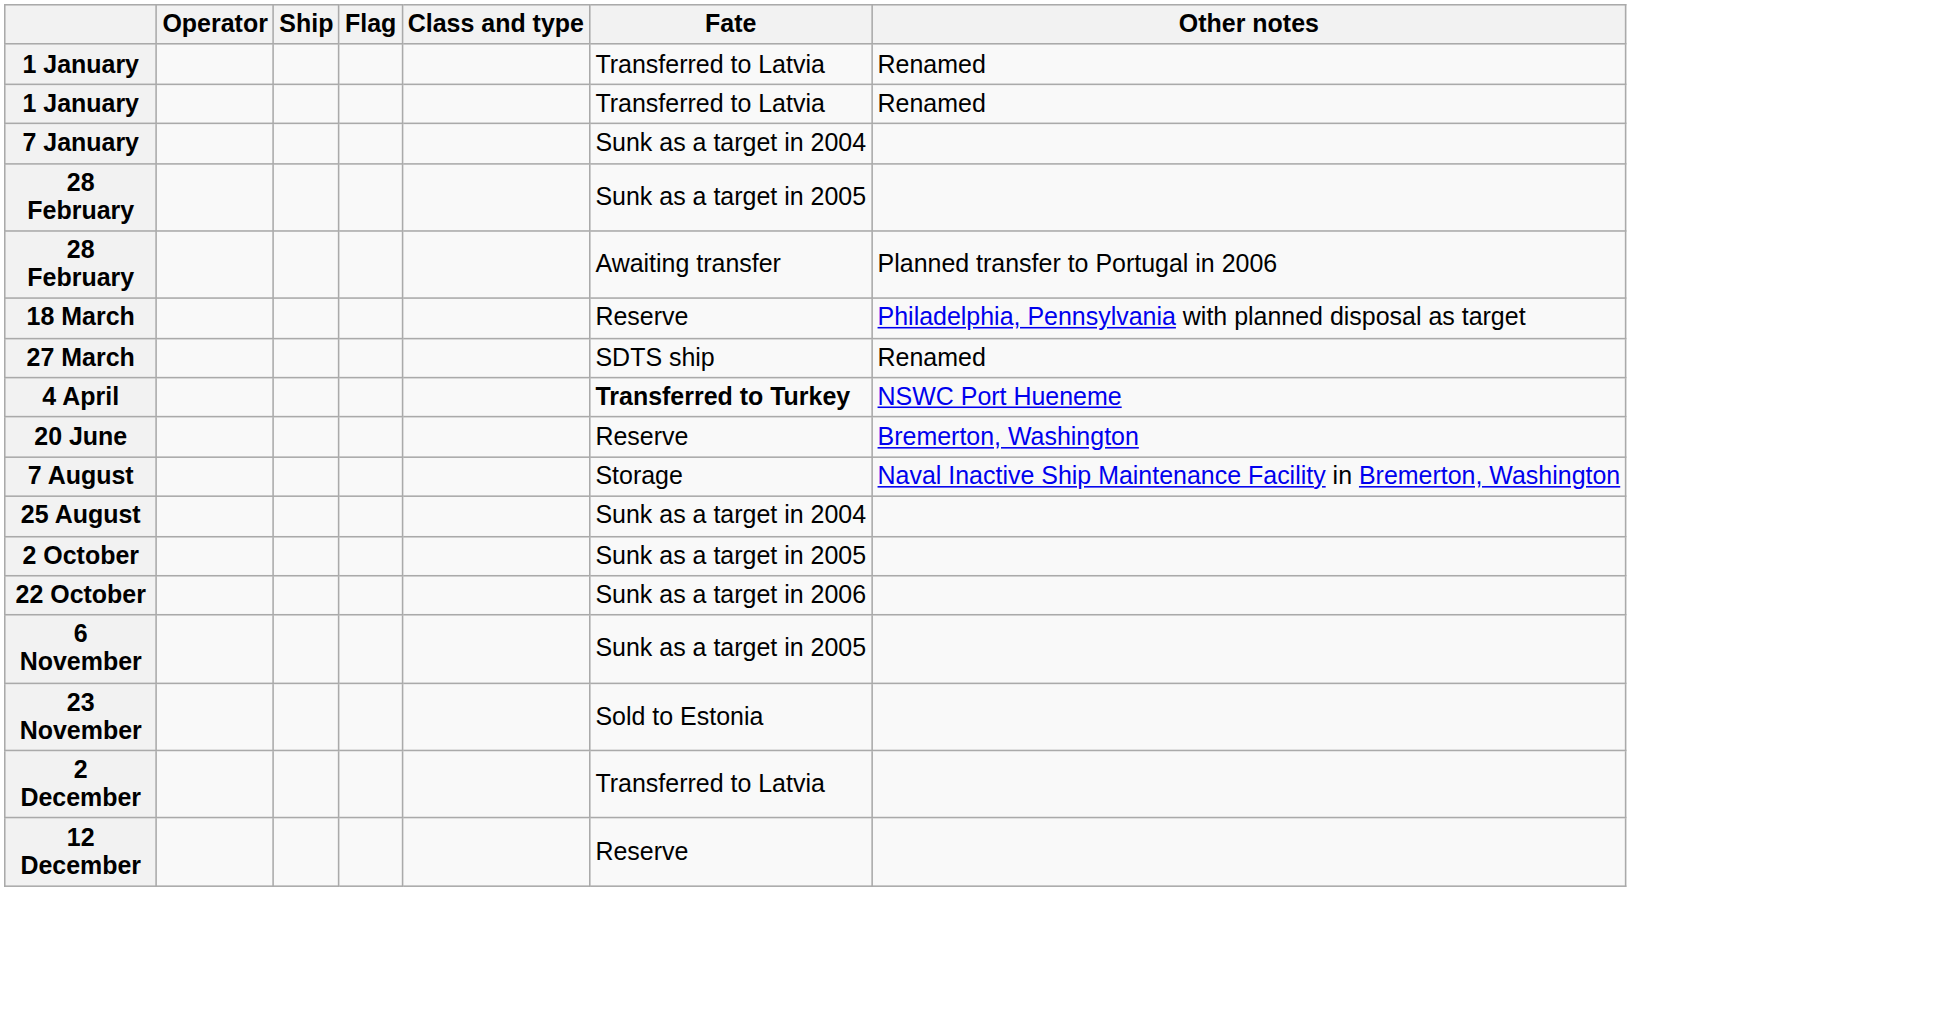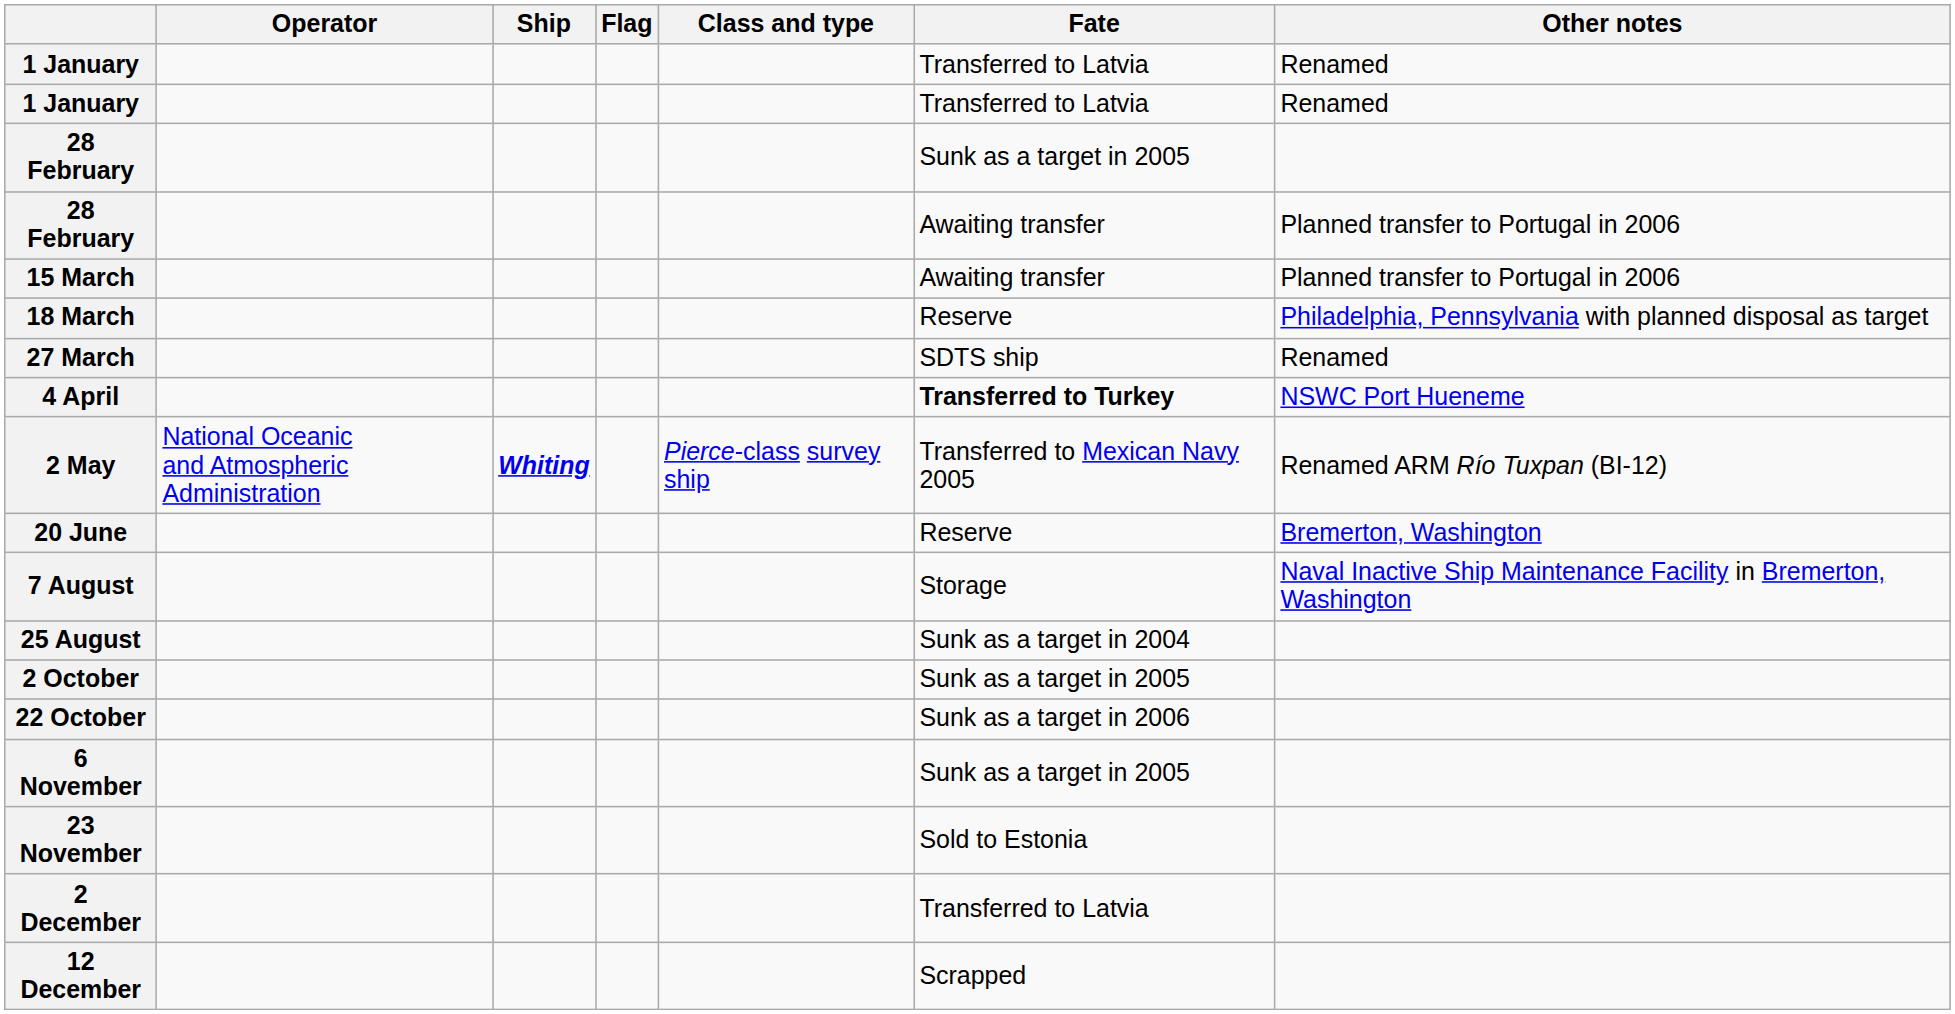- row: (81, 143)
+ row: (81, 278)
+ row: (81, 464)
(642, 851) Reserve -> (973, 975) Scrapped
